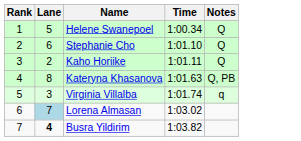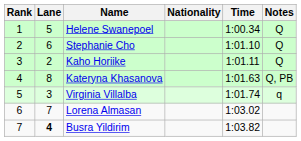+ column: (194, 12)
(49, 111) lightblue background -> (49, 111) no background
